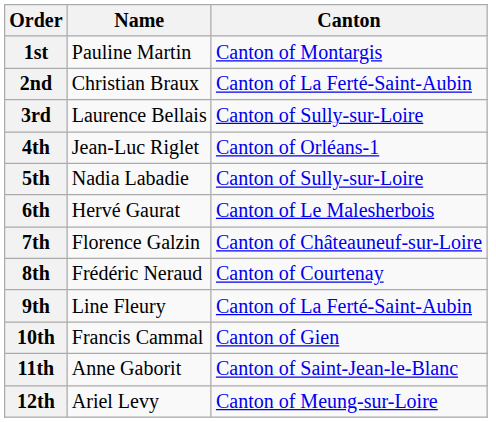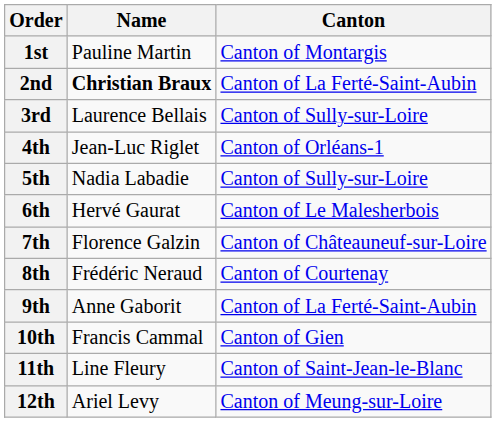(135, 83) normal -> (142, 83) bold
(119, 305) Line Fleury -> (126, 305) Anne Gaborit
(126, 369) Anne Gaborit -> (119, 369) Line Fleury
